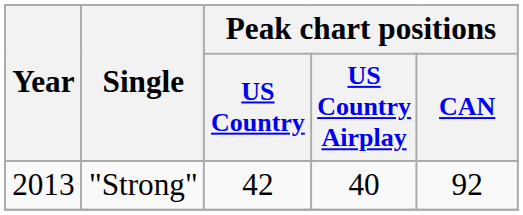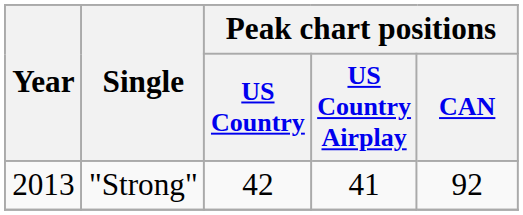(364, 184) 40 -> (364, 184) 41
